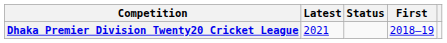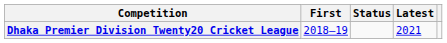columns swapped: (412, 13) <-> (323, 13)
